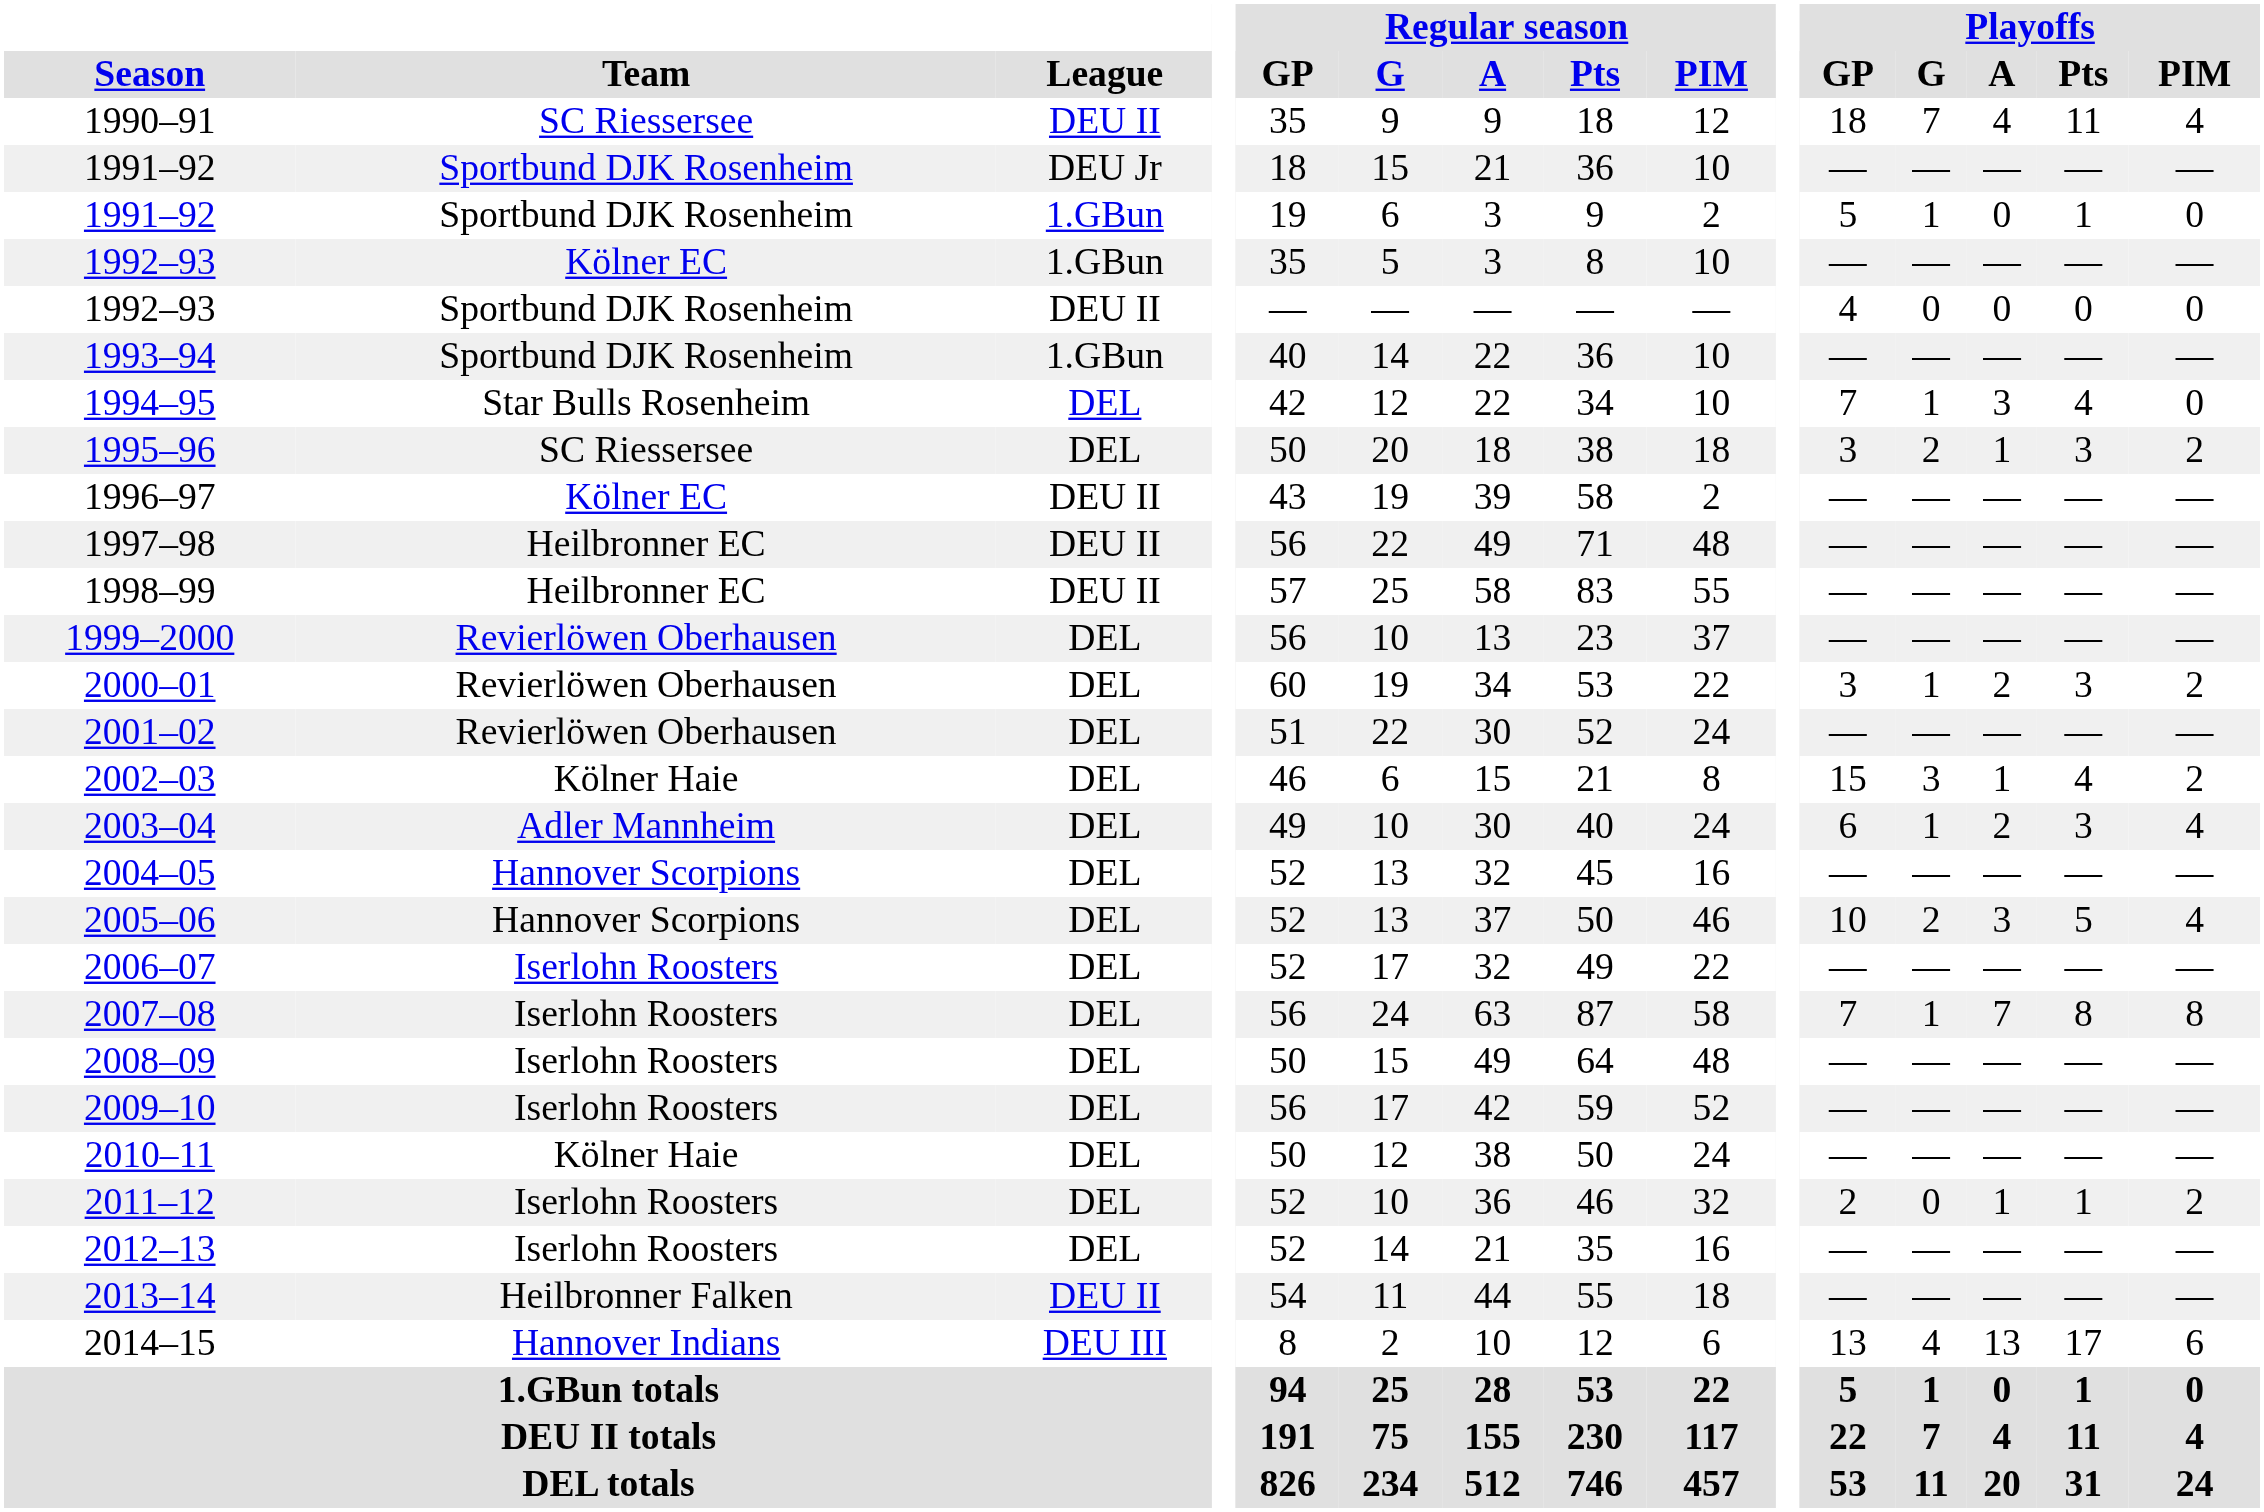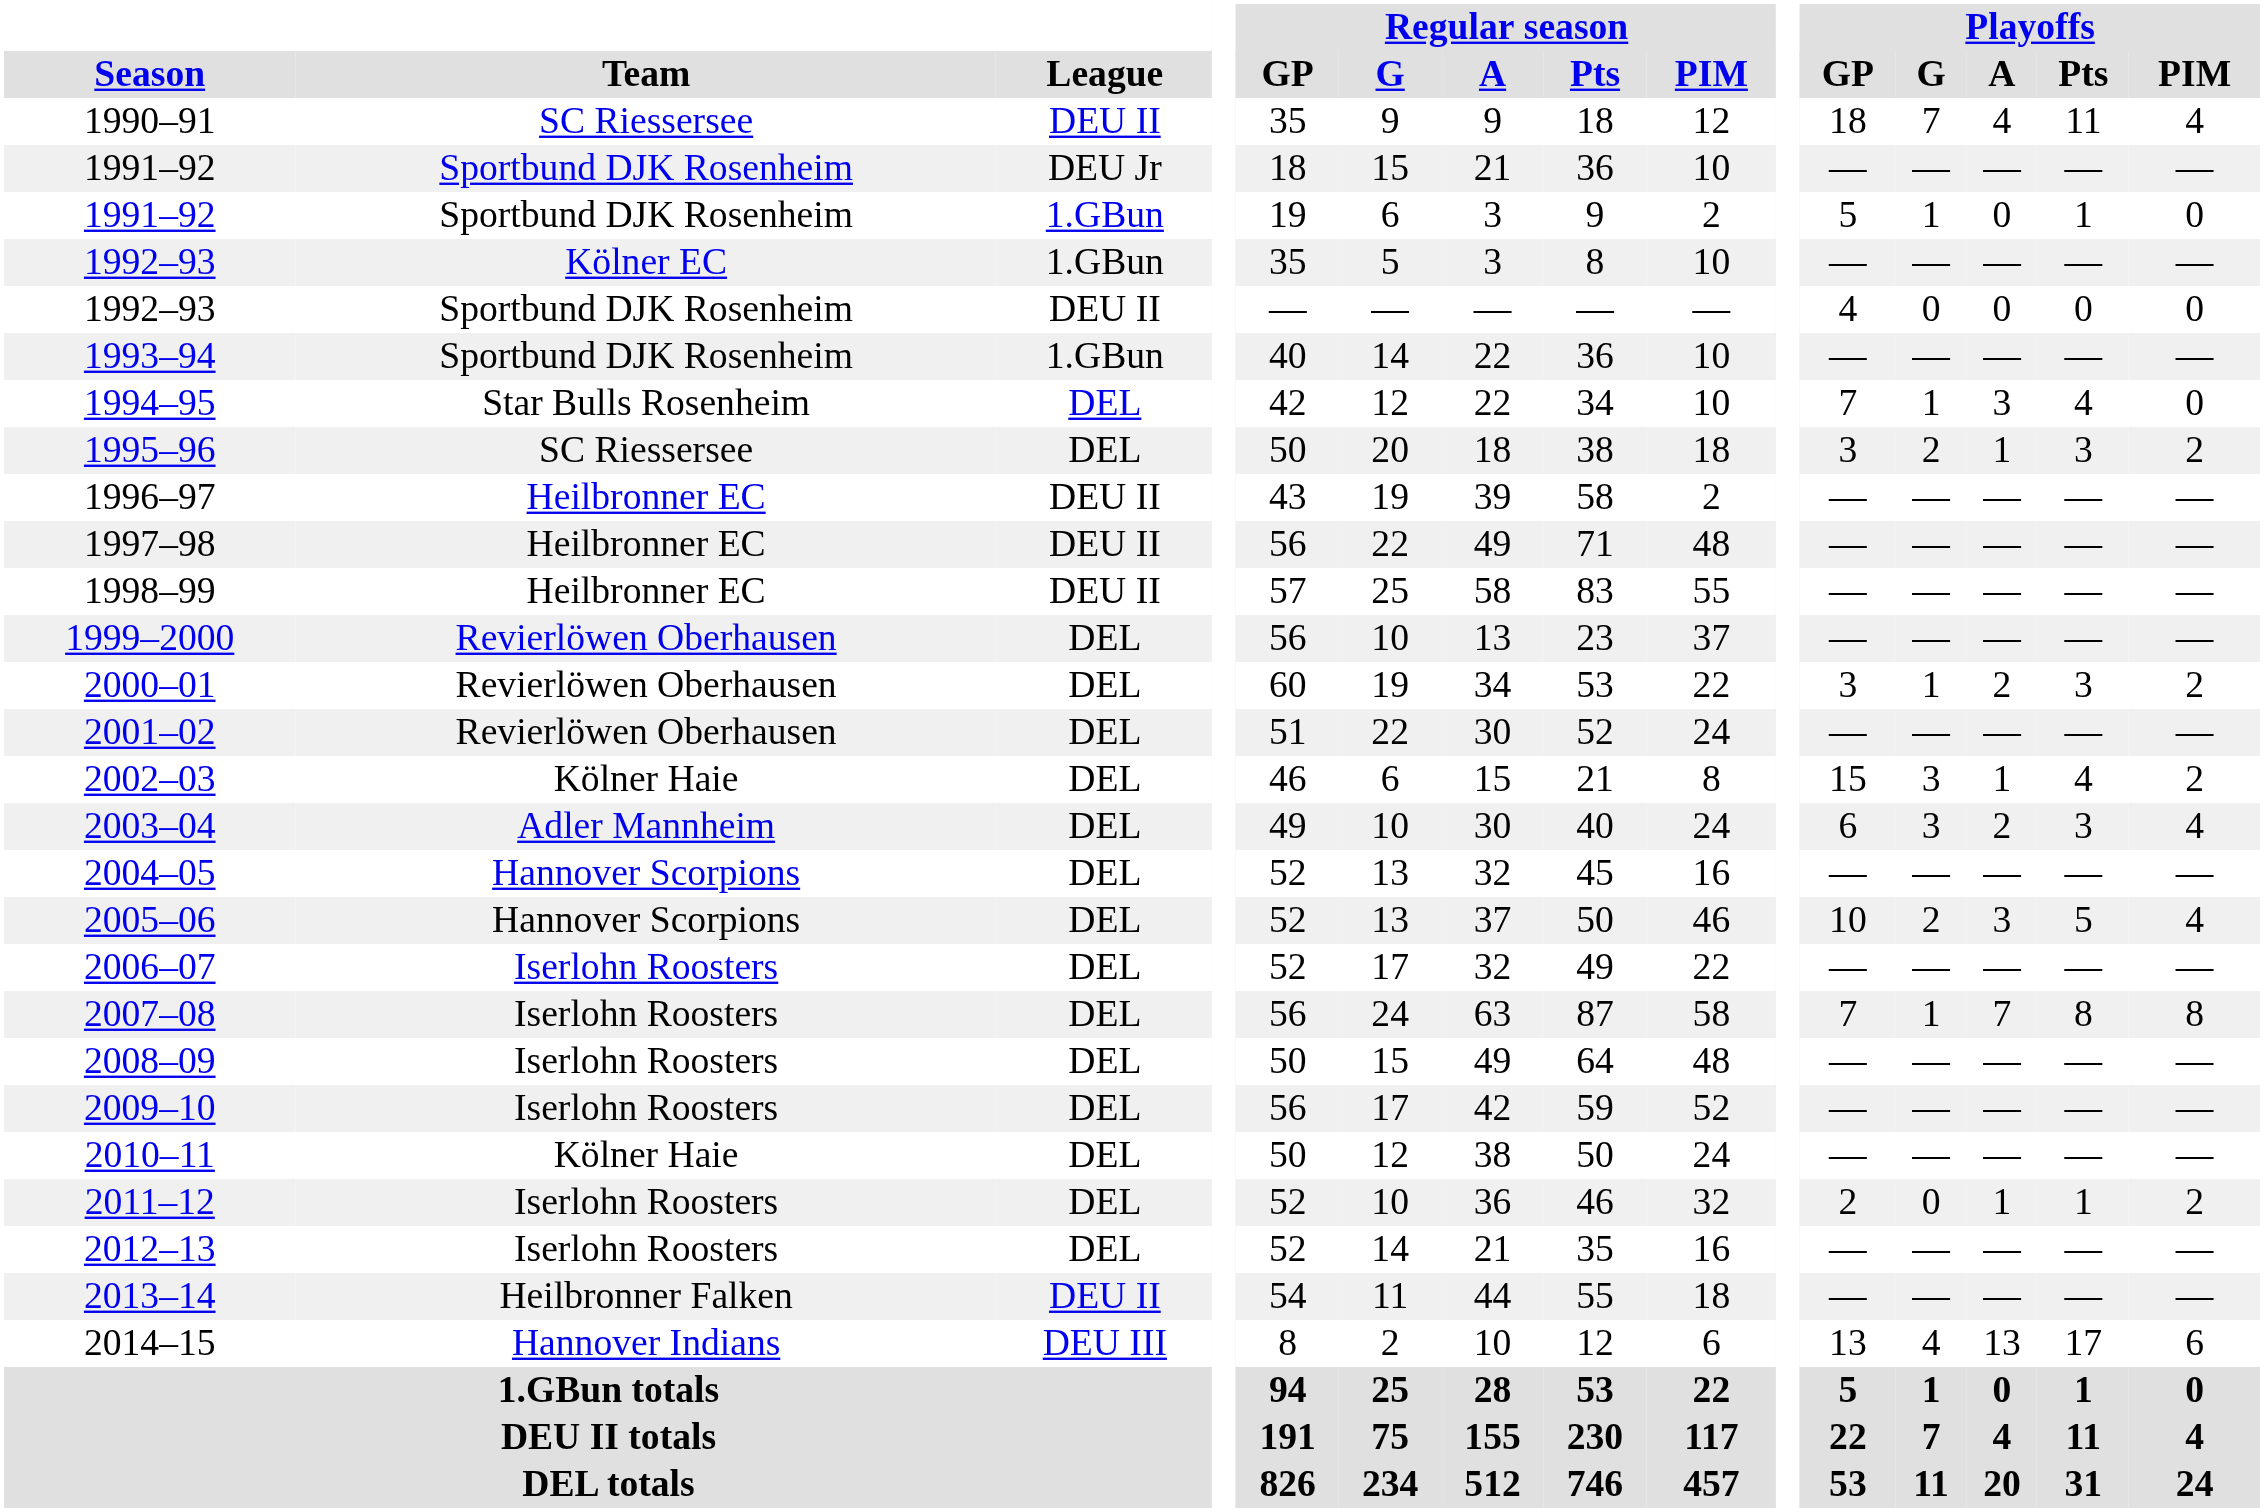(646, 496) Kölner EC -> (646, 496) Heilbronner EC
(1931, 825) 1 -> (1931, 825) 3
